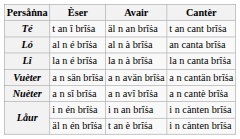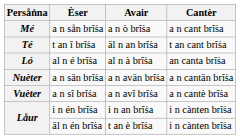+ row: (78, 28)
- row: (75, 61)
(27, 77) Vuèter -> (27, 77) Nuèter
(27, 93) Nuèter -> (27, 93) Vuèter
